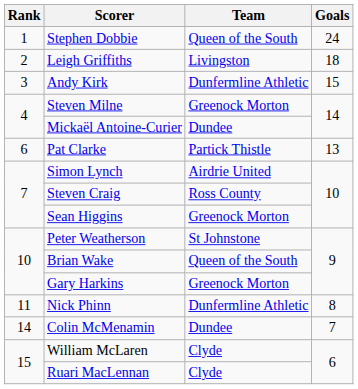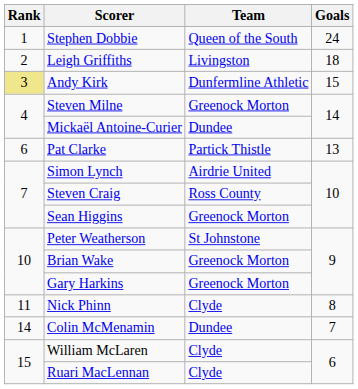(24, 82) no background -> (24, 82) khaki background
(243, 261) Queen of the South -> (239, 261) Greenock Morton
(248, 305) Dunfermline Athletic -> (205, 305) Clyde
